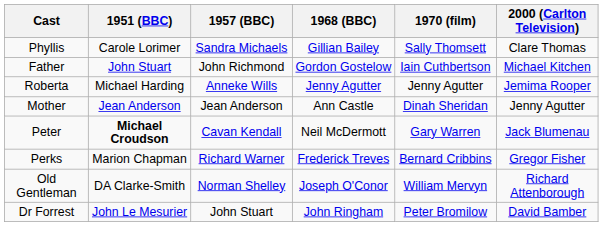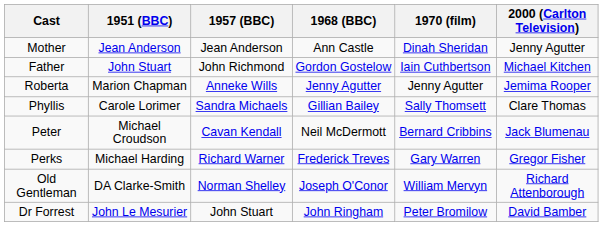rows swapped: (46, 106) <-> (46, 47)
(140, 86) Michael Harding -> (140, 86) Marion Chapman
(140, 132) bold -> (140, 132) normal
(445, 132) Gary Warren -> (445, 132) Bernard Cribbins
(140, 159) Marion Chapman -> (140, 159) Michael Harding
(445, 159) Bernard Cribbins -> (445, 159) Gary Warren
